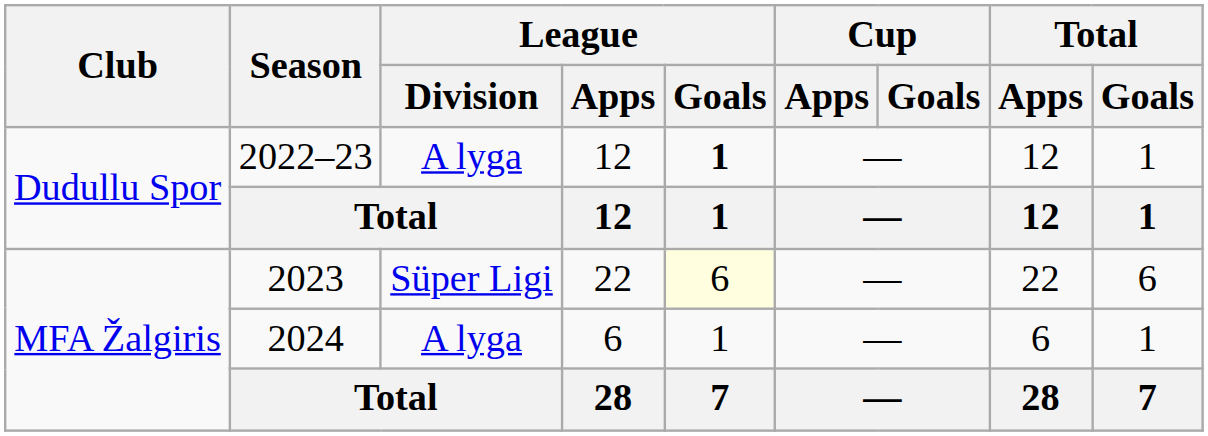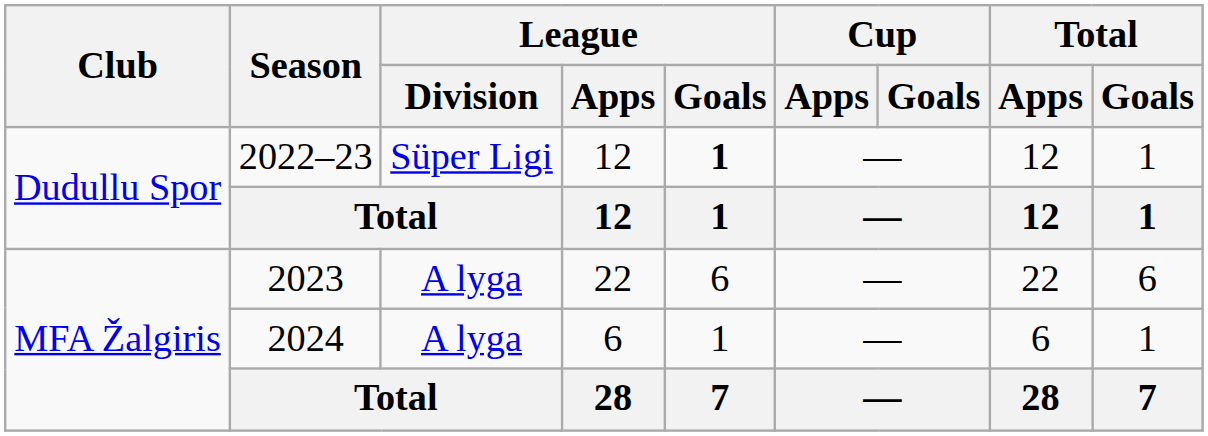(472, 156) A lyga -> (472, 156) Süper Ligi
(472, 277) Süper Ligi -> (472, 277) A lyga
(720, 277) lightyellow background -> (720, 277) no background
